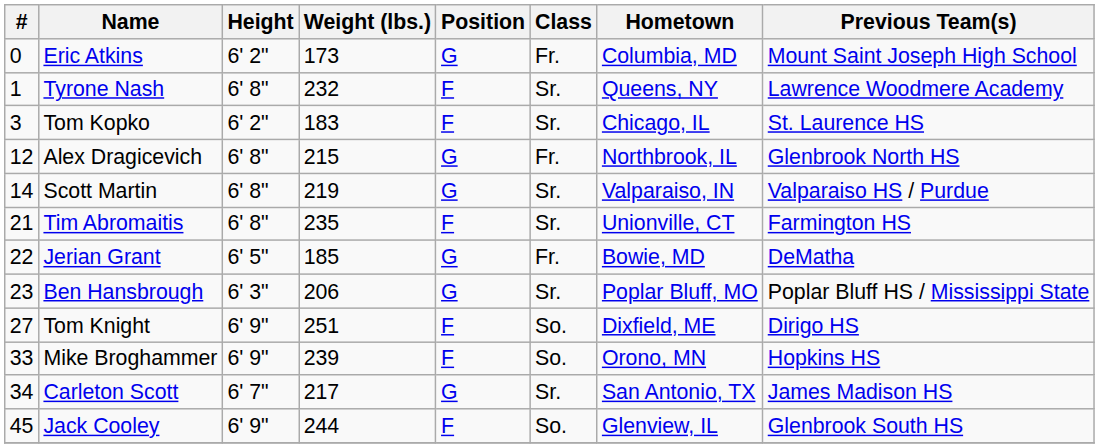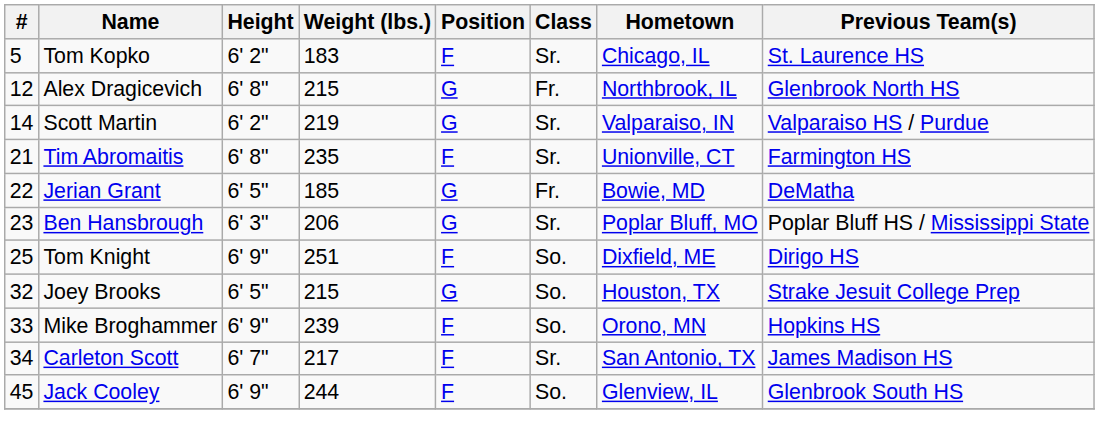- row: (93, 56)
- row: (104, 89)
(16, 123) 3 -> (16, 56) 5
(248, 190) 6' 8" -> (248, 123) 6' 2"
(22, 325) 27 -> (22, 258) 25
+ row: (102, 291)
(449, 392) G -> (448, 359) F
